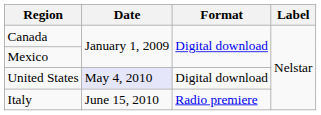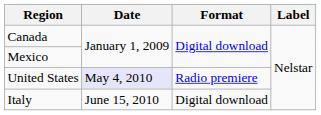(222, 78) Digital download -> (216, 78) Radio premiere
(216, 99) Radio premiere -> (222, 99) Digital download
